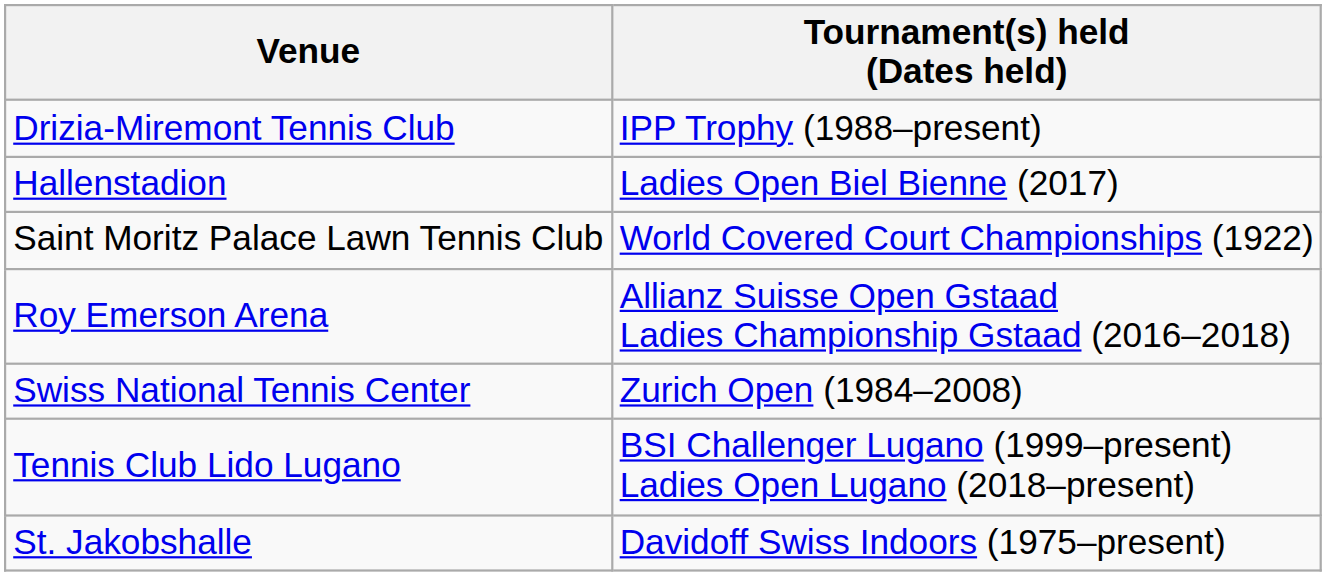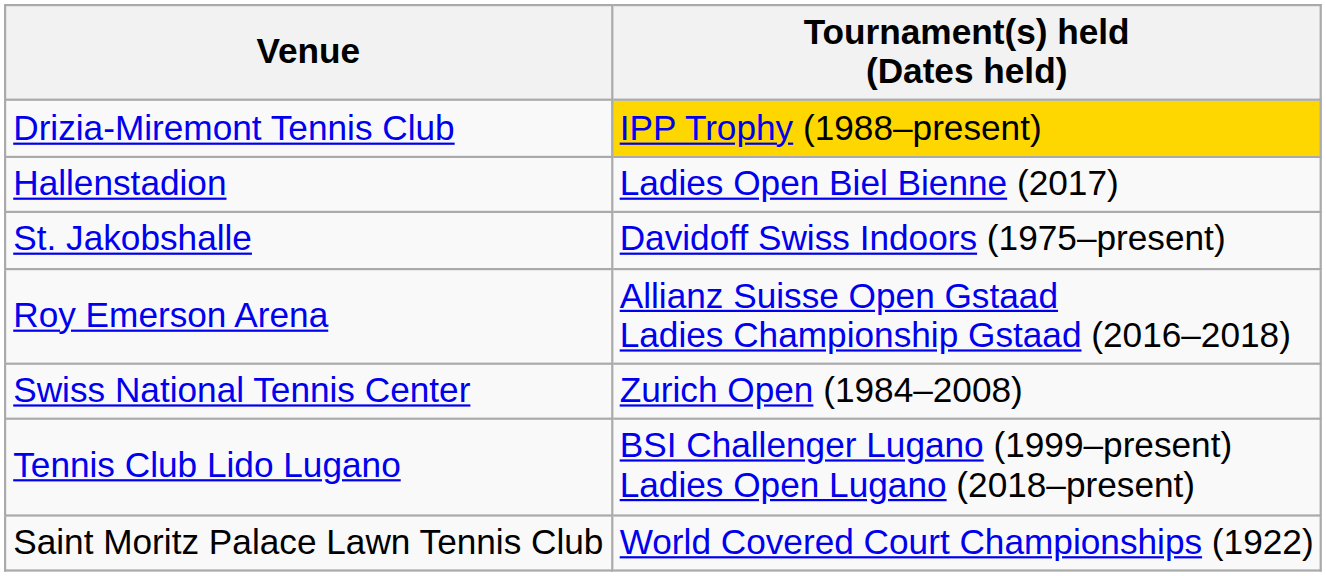(831, 127) no background -> (831, 127) gold background
rows swapped: (133, 541) <-> (308, 239)
